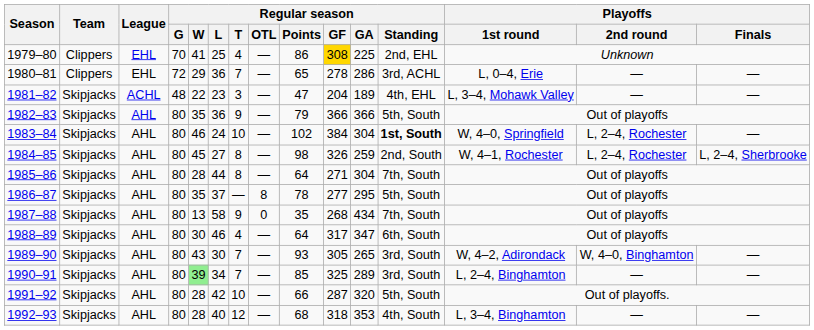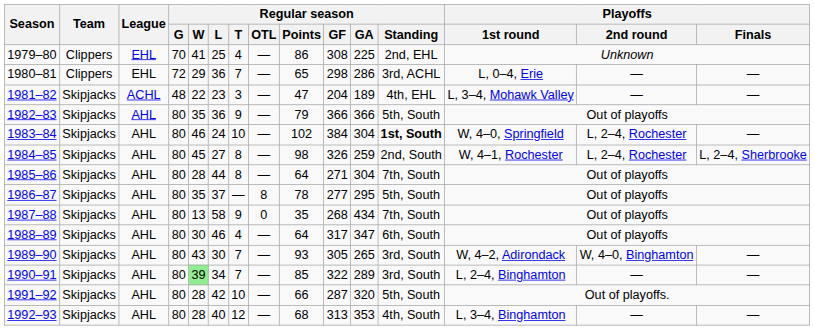(337, 54) gold background -> (337, 54) no background
(337, 74) 278 -> (337, 74) 298
(337, 275) 325 -> (337, 275) 322
(337, 315) 318 -> (337, 315) 313
